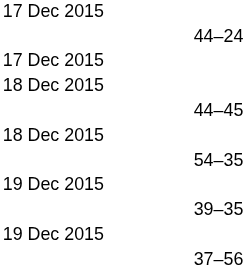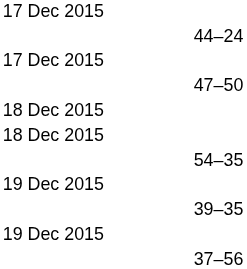+ row: (96, 85)
- row: (96, 110)
